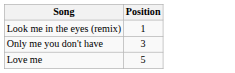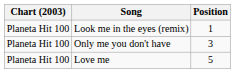+ column: (38, 12)
